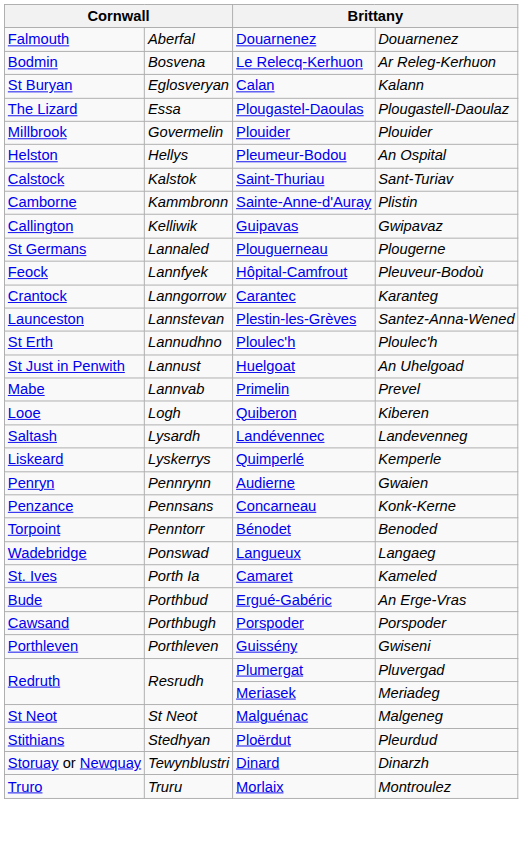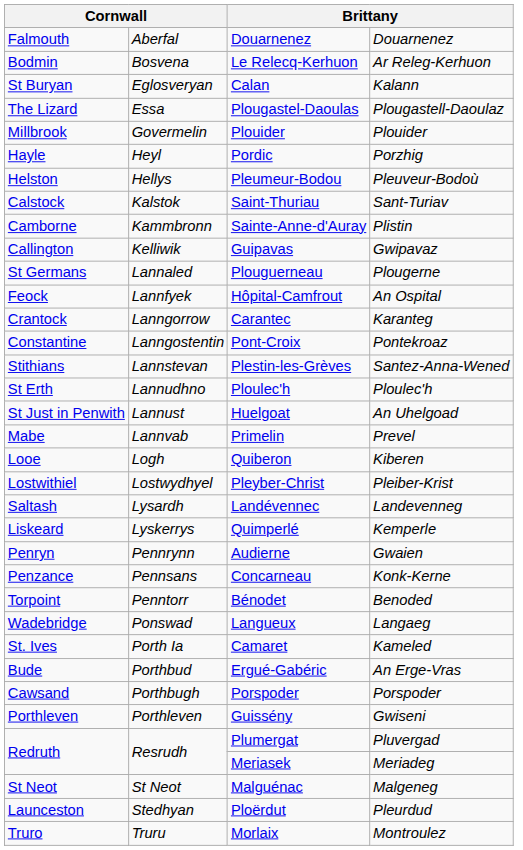+ row: (252, 156)
(412, 156) An Ospital -> (426, 179) Pleuveur-Bodoù
(431, 272) Pleuveur-Bodoù -> (407, 296) An Ospital
+ row: (266, 343)
(46, 319) Launceston -> (36, 366) Stithians
+ row: (278, 483)
(36, 739) Stithians -> (46, 809) Launceston
- row: (258, 763)
